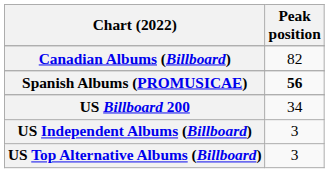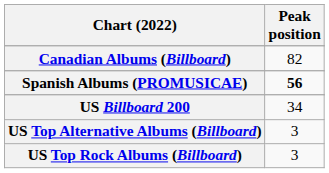- row: (135, 131)
+ row: (135, 155)
